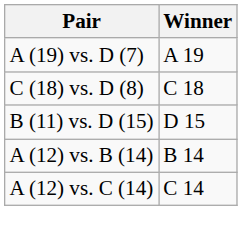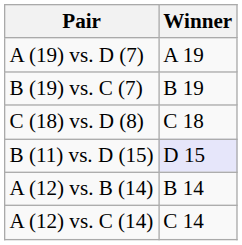+ row: (76, 88)
(184, 121) no background -> (184, 155) lavender background
